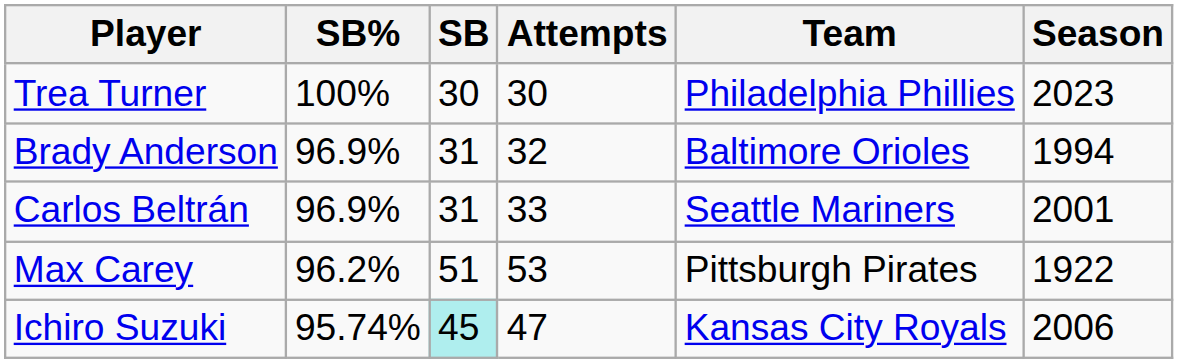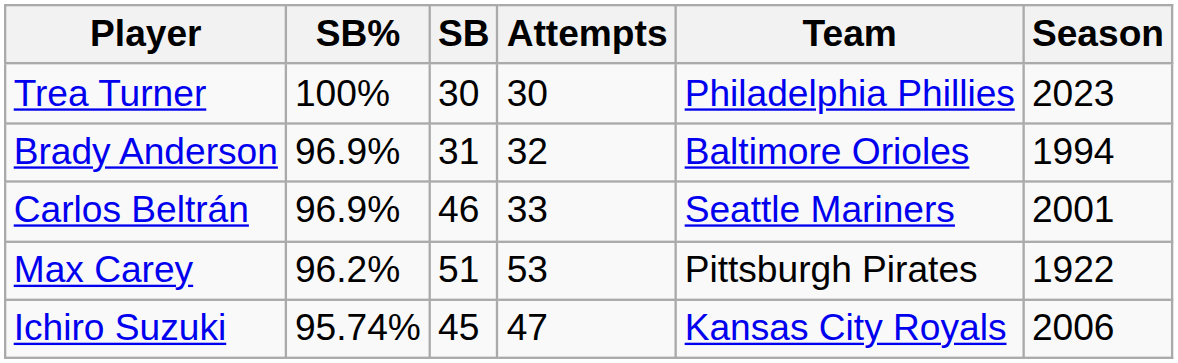(459, 210) 31 -> (459, 210) 46
(459, 328) paleturquoise background -> (459, 328) no background
